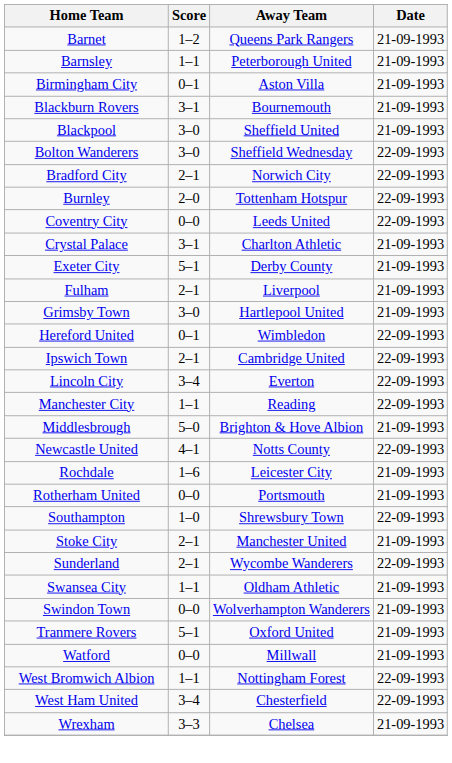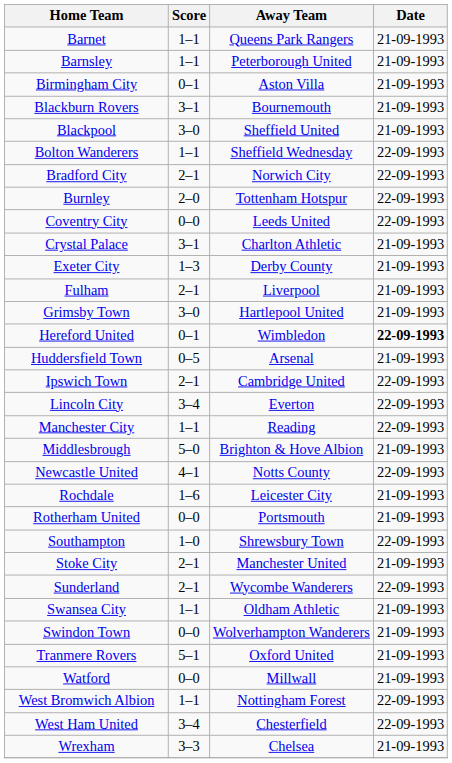(189, 38) 1–2 -> (189, 38) 1–1
(189, 152) 3–0 -> (189, 152) 1–1
(189, 267) 5–1 -> (189, 267) 1–3
(411, 335) normal -> (411, 335) bold
+ row: (87, 358)
